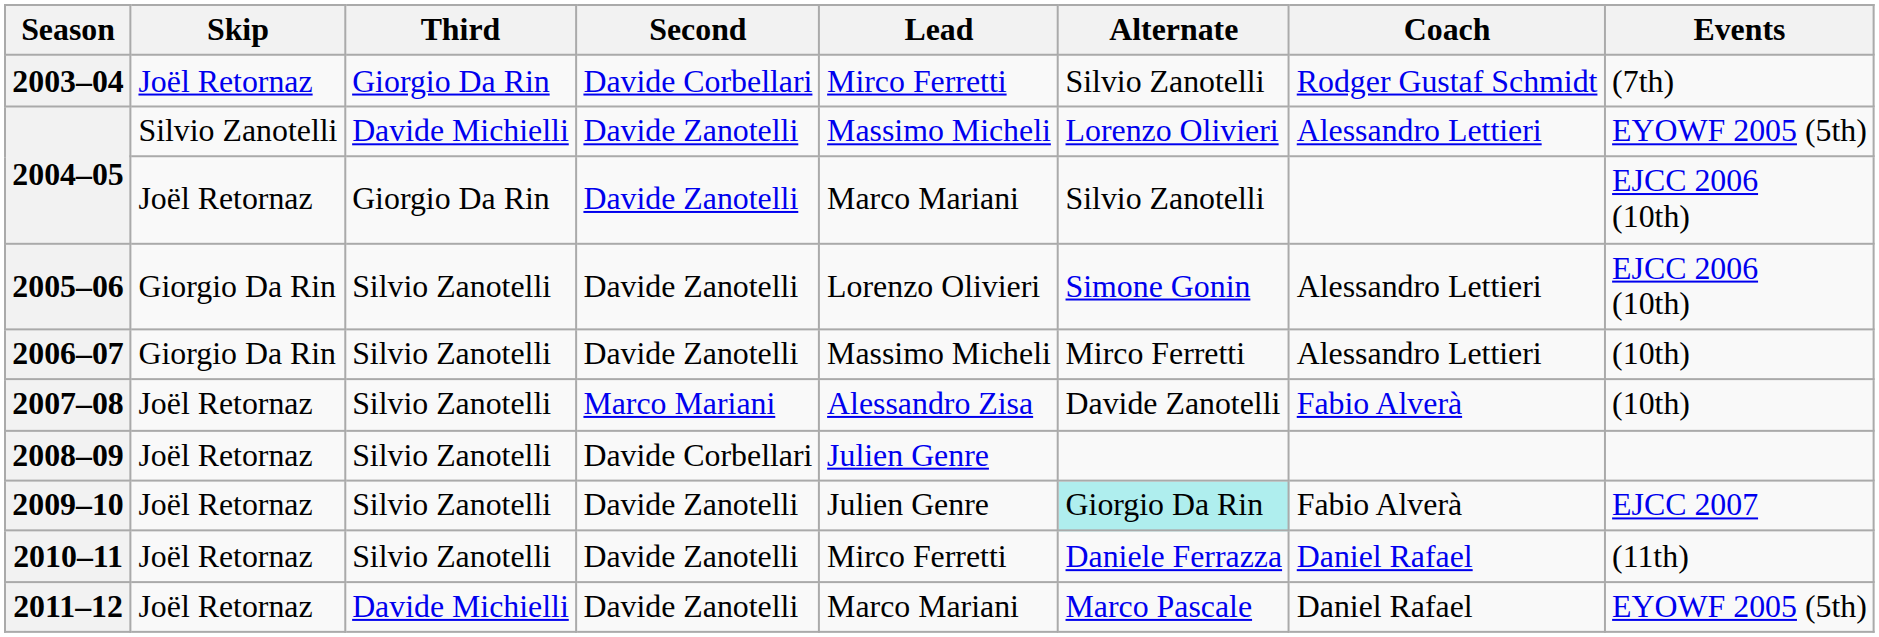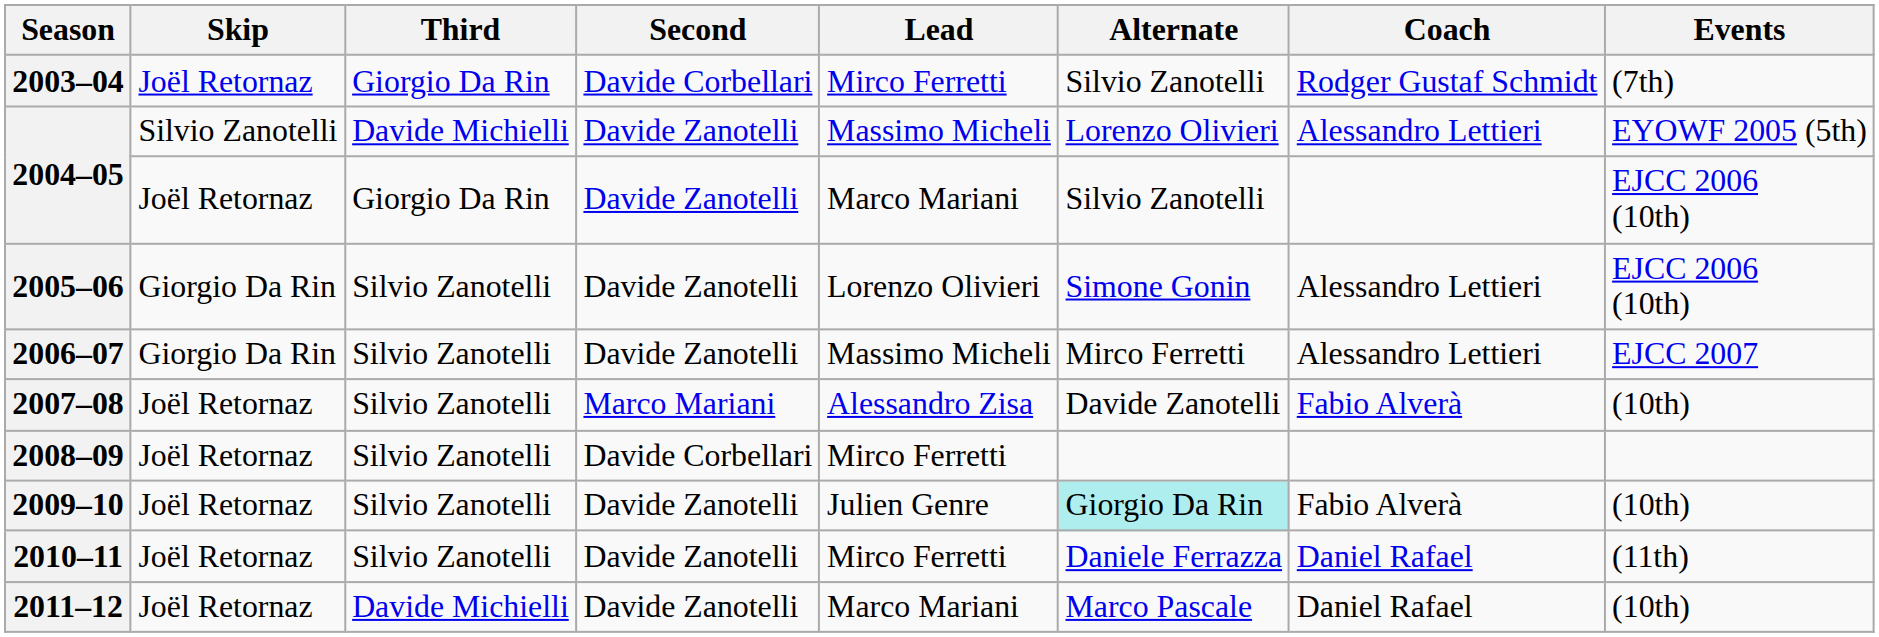(1651, 353) (10th) -> (1685, 353) EJCC 2007
(908, 454) Julien Genre -> (917, 454) Mirco Ferretti
(1685, 505) EJCC 2007 -> (1651, 505) (10th)
(1739, 606) EYOWF 2005 (5th) -> (1651, 606) (10th)
